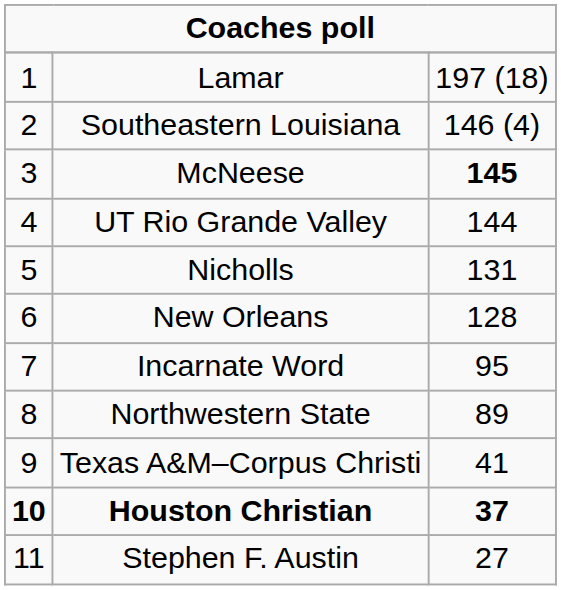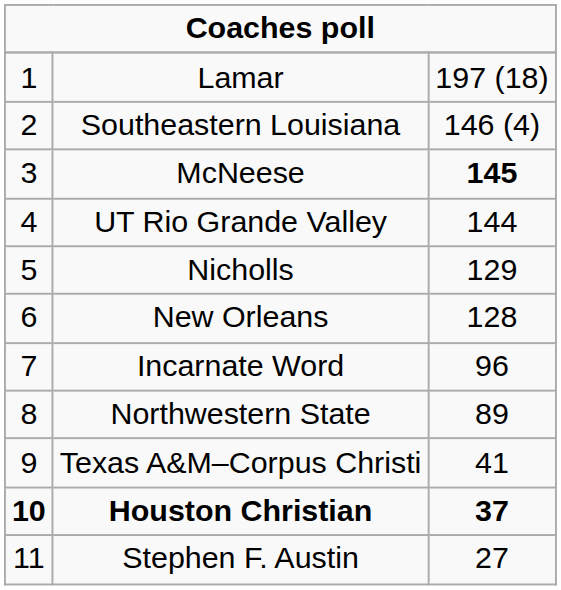(492, 269) 131 -> (492, 269) 129
(492, 366) 95 -> (492, 366) 96
